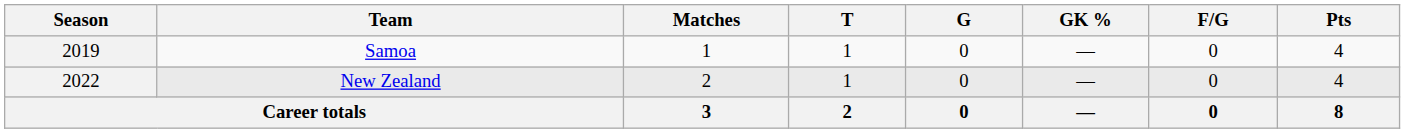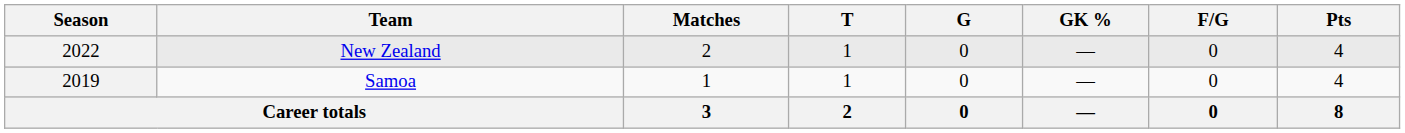rows swapped: (81, 51) <-> (81, 82)
